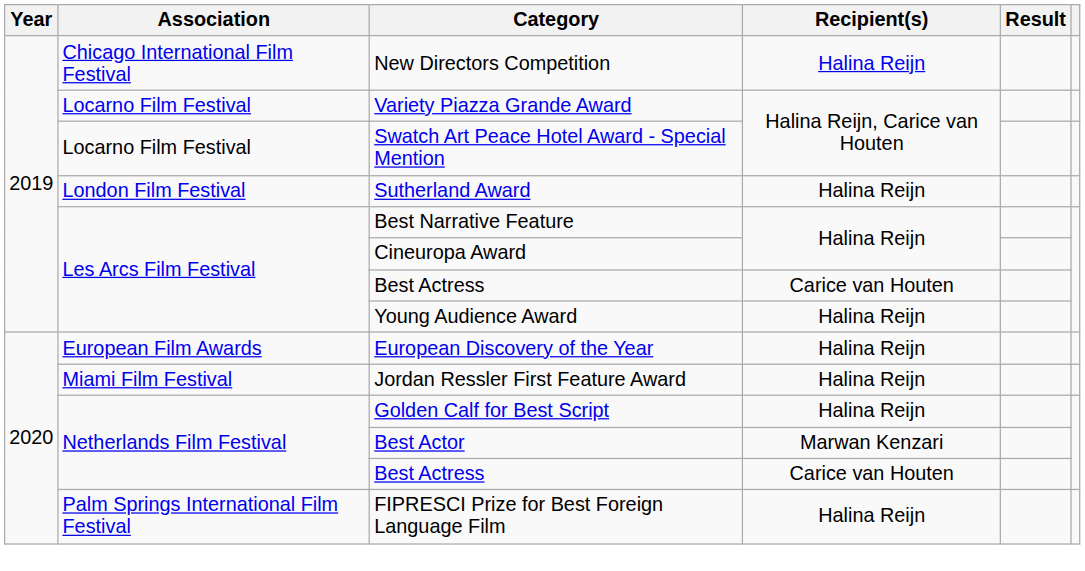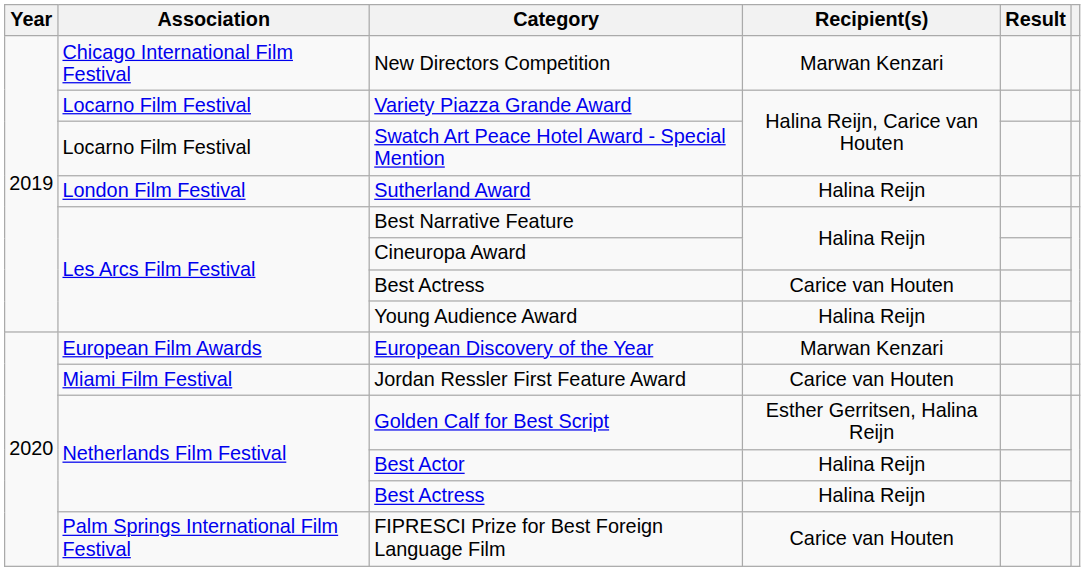(872, 62) Halina Reijn -> (872, 62) Marwan Kenzari
(872, 348) Halina Reijn -> (872, 348) Marwan Kenzari
(872, 379) Halina Reijn -> (872, 379) Carice van Houten
(872, 410) Halina Reijn -> (872, 422) Esther Gerritsen, Halina Reijn
(872, 442) Marwan Kenzari -> (872, 464) Halina Reijn
(872, 473) Carice van Houten -> (872, 496) Halina Reijn
(872, 516) Halina Reijn -> (872, 538) Carice van Houten
